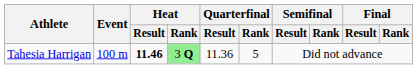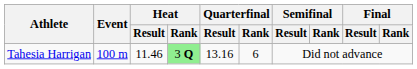(149, 54) bold -> (149, 54) normal
(219, 54) 11.36 -> (219, 54) 13.16
(256, 54) 5 -> (256, 54) 6
